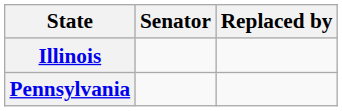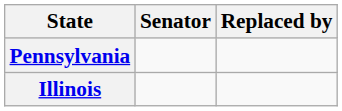rows swapped: (70, 55) <-> (70, 88)
